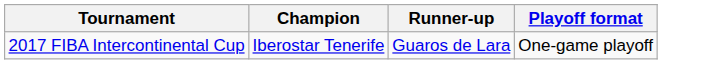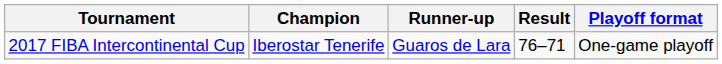+ column: (544, 18)
